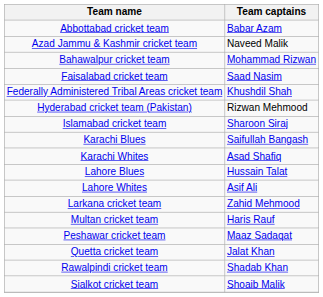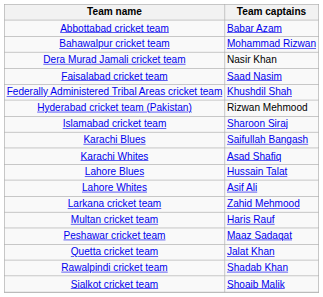- row: (114, 44)
+ row: (114, 60)
